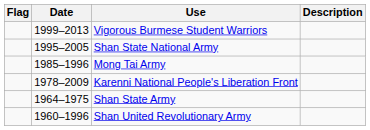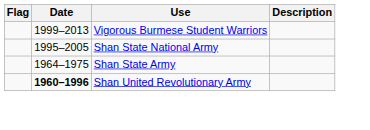- row: (130, 64)
- row: (196, 82)
(61, 116) normal -> (61, 82) bold
